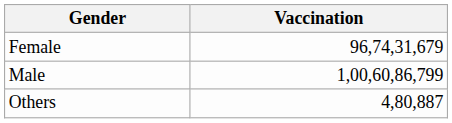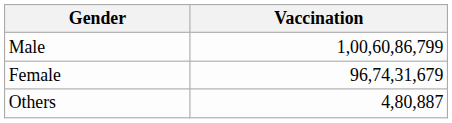rows swapped: (27, 74) <-> (35, 46)
